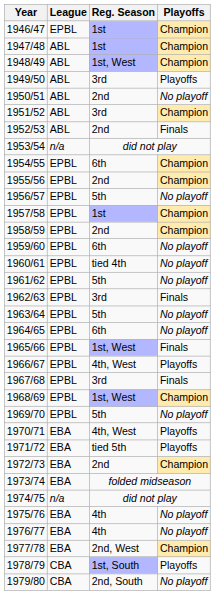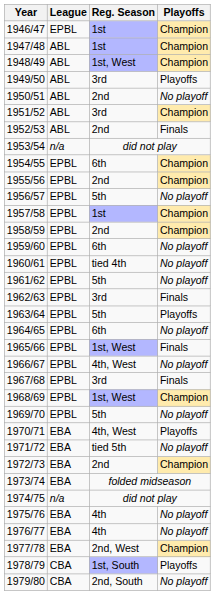(184, 314) No playoff -> (179, 314) Playoffs
(179, 364) Playoffs -> (184, 364) No playoff
(179, 448) Playoffs -> (184, 448) No playoff
